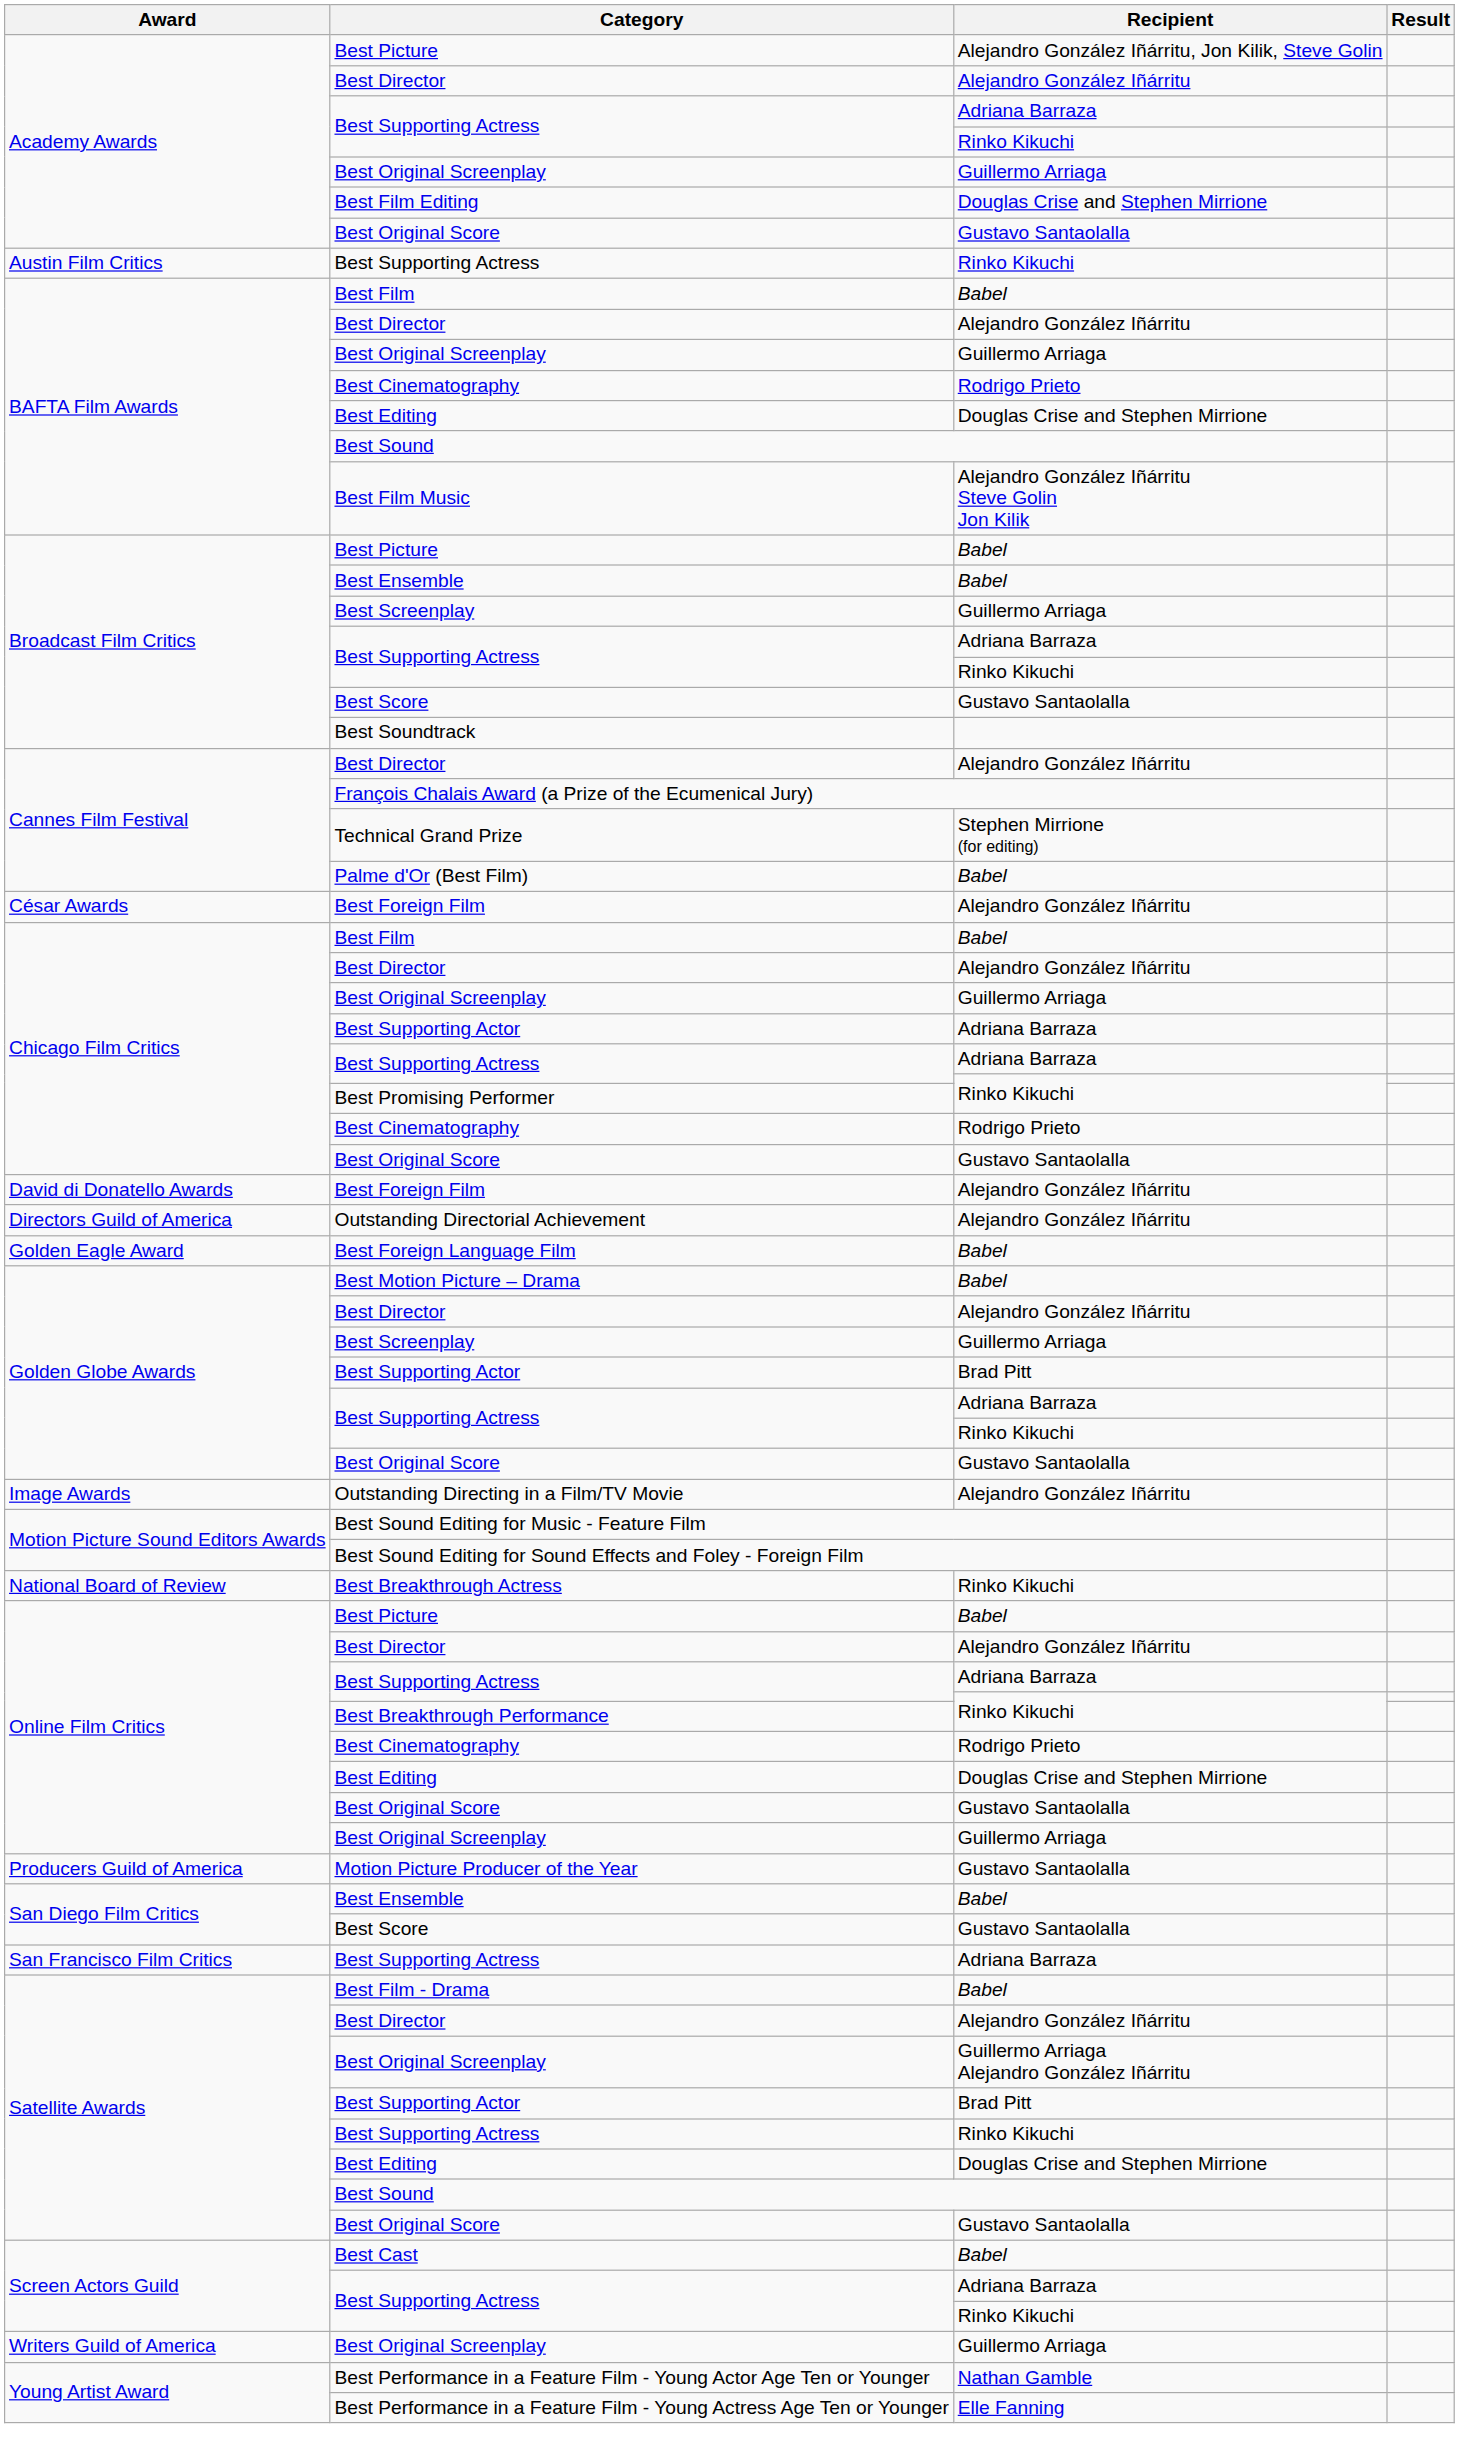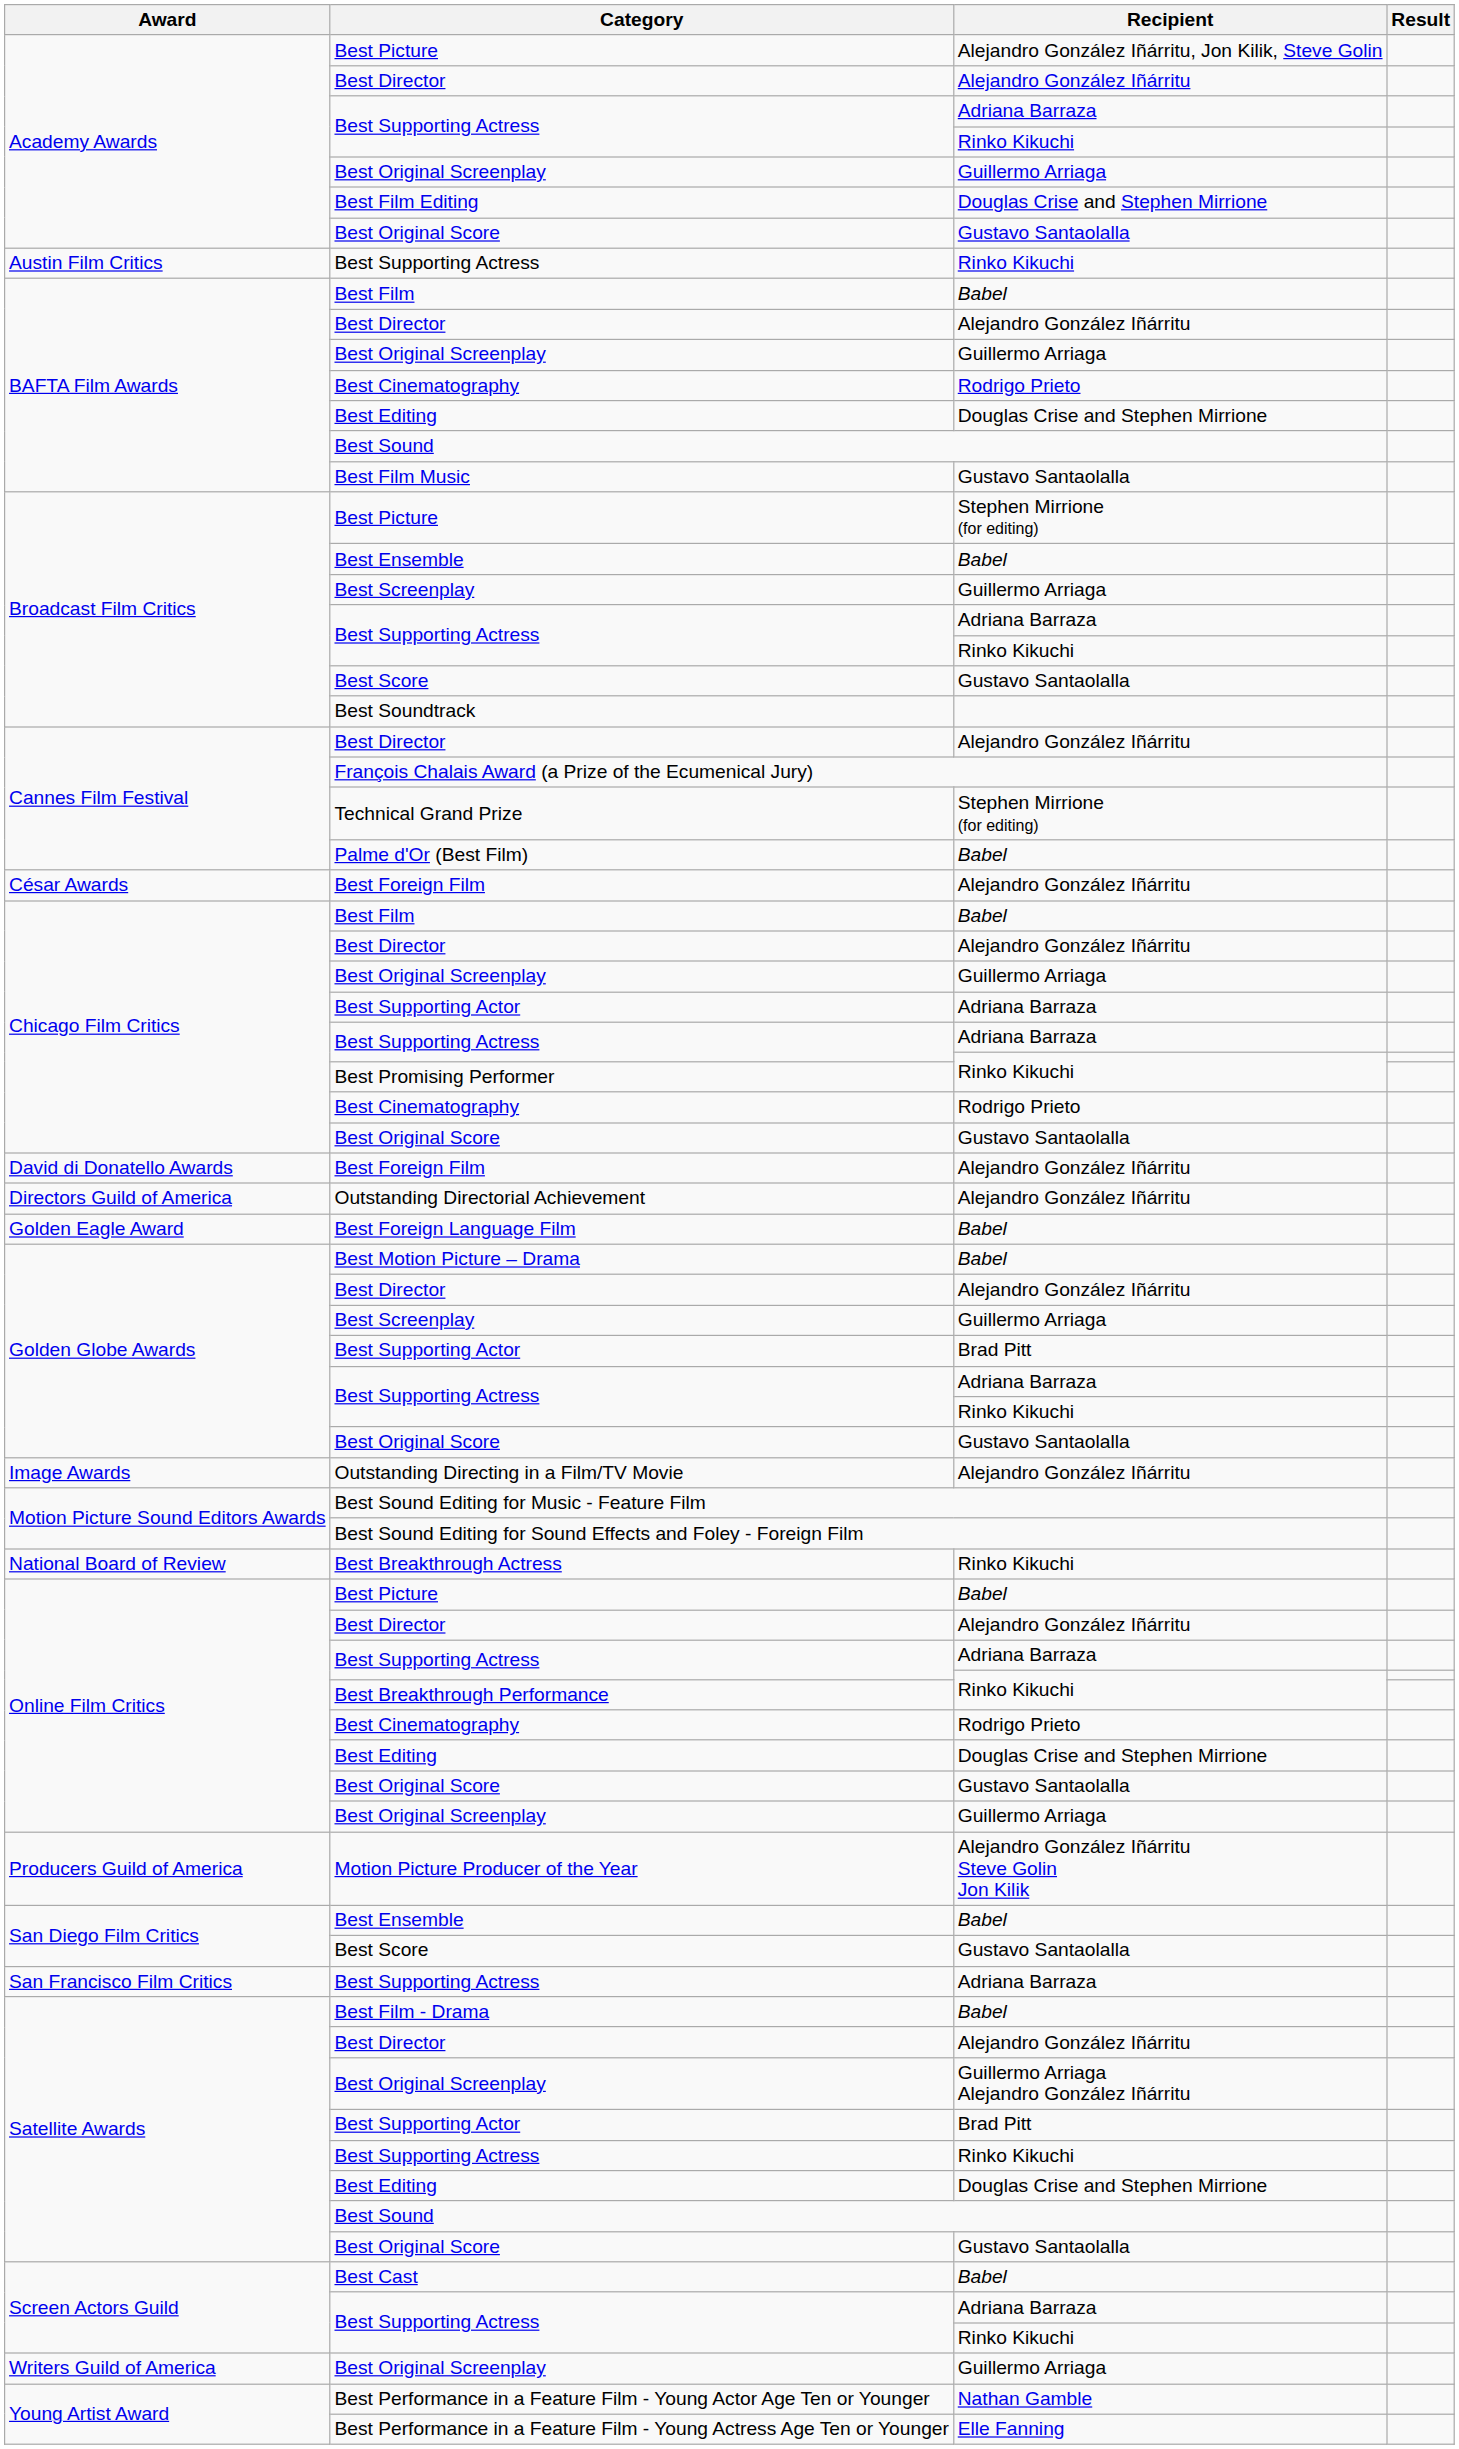(1074, 498) Alejandro González Iñárritu Steve Golin Jon Kilik -> (1044, 476) Gustavo Santaolalla
(982, 550) Babel -> (1031, 517) Stephen Mirrione (for editing)
(1044, 1868) Gustavo Santaolalla -> (1074, 1868) Alejandro González Iñárritu Steve Golin Jon Kilik
